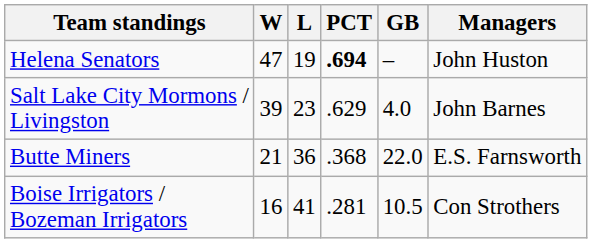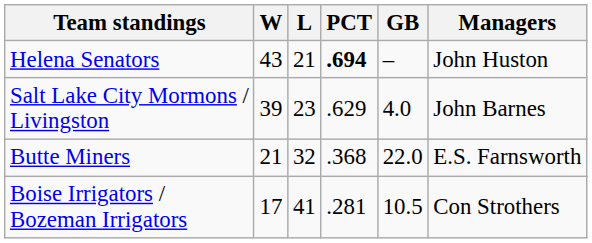(271, 58) 47 -> (271, 58) 43
(304, 58) 19 -> (304, 58) 21
(304, 157) 36 -> (304, 157) 32
(271, 206) 16 -> (271, 206) 17
